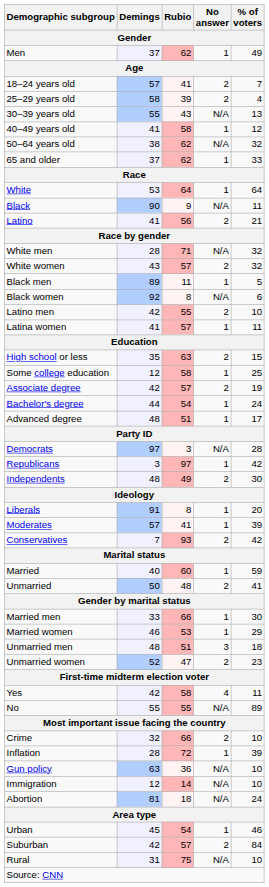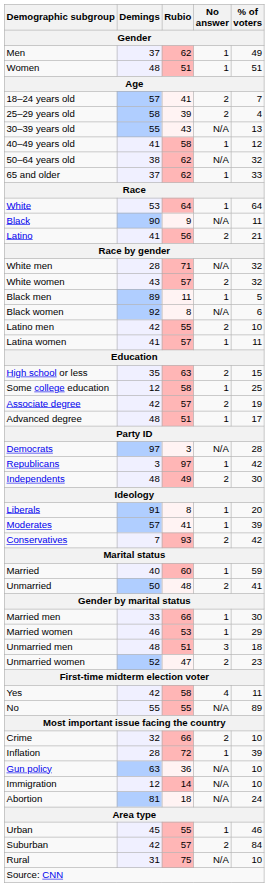+ row: (23, 68)
- row: (45, 403)
(186, 829) 54 -> (186, 829) 55
